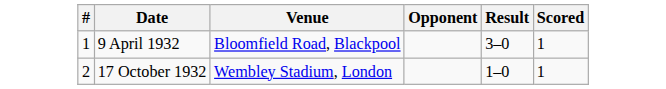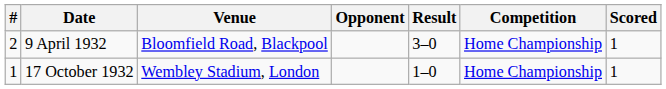+ column: (533, 17)
(86, 44) 1 -> (13, 44) 2
(86, 71) 2 -> (13, 71) 1
